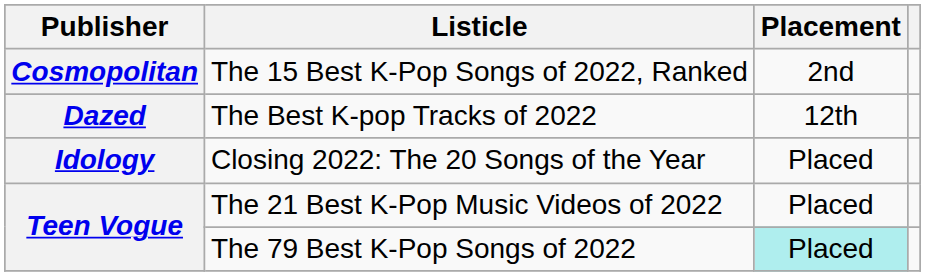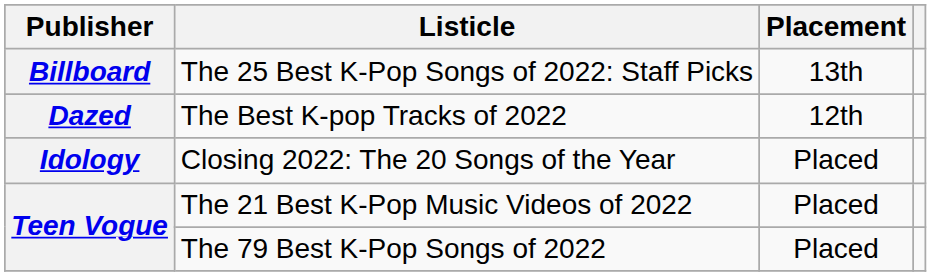+ row: (467, 71)
- row: (479, 71)
(831, 248) paleturquoise background -> (836, 248) no background
